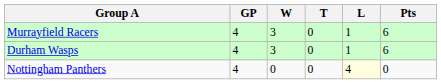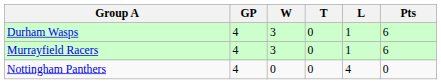rows swapped: (53, 32) <-> (43, 50)
(348, 69) lightyellow background -> (348, 69) no background
